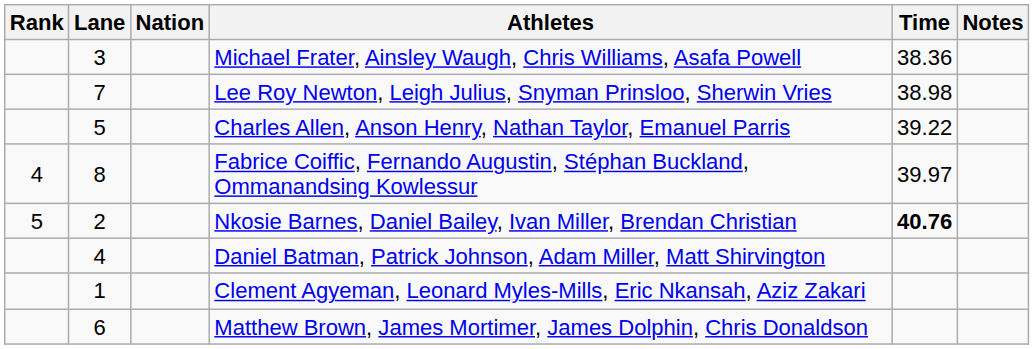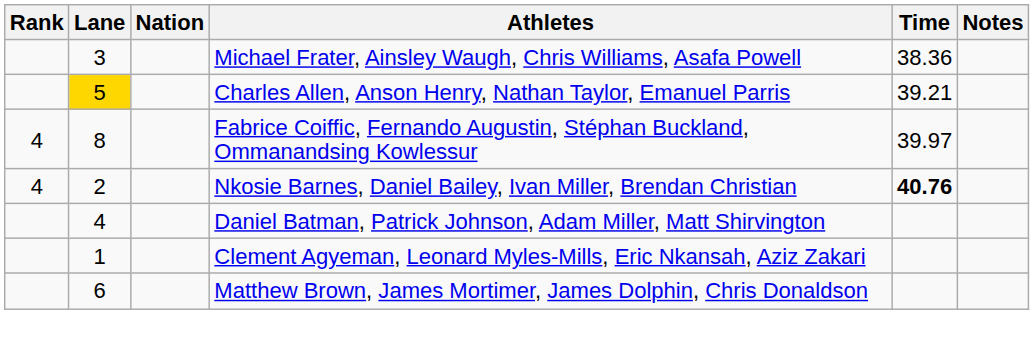- row: (523, 92)
(100, 127) no background -> (100, 92) gold background
(925, 127) 39.22 -> (925, 92) 39.21
(37, 221) 5 -> (37, 187) 4
